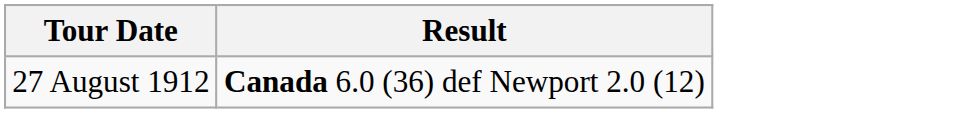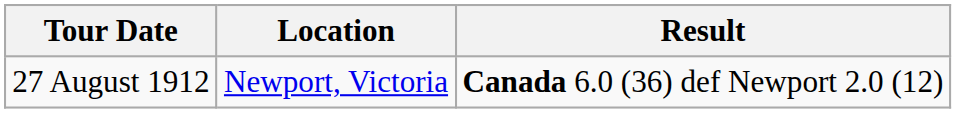+ column: (336, 30)
